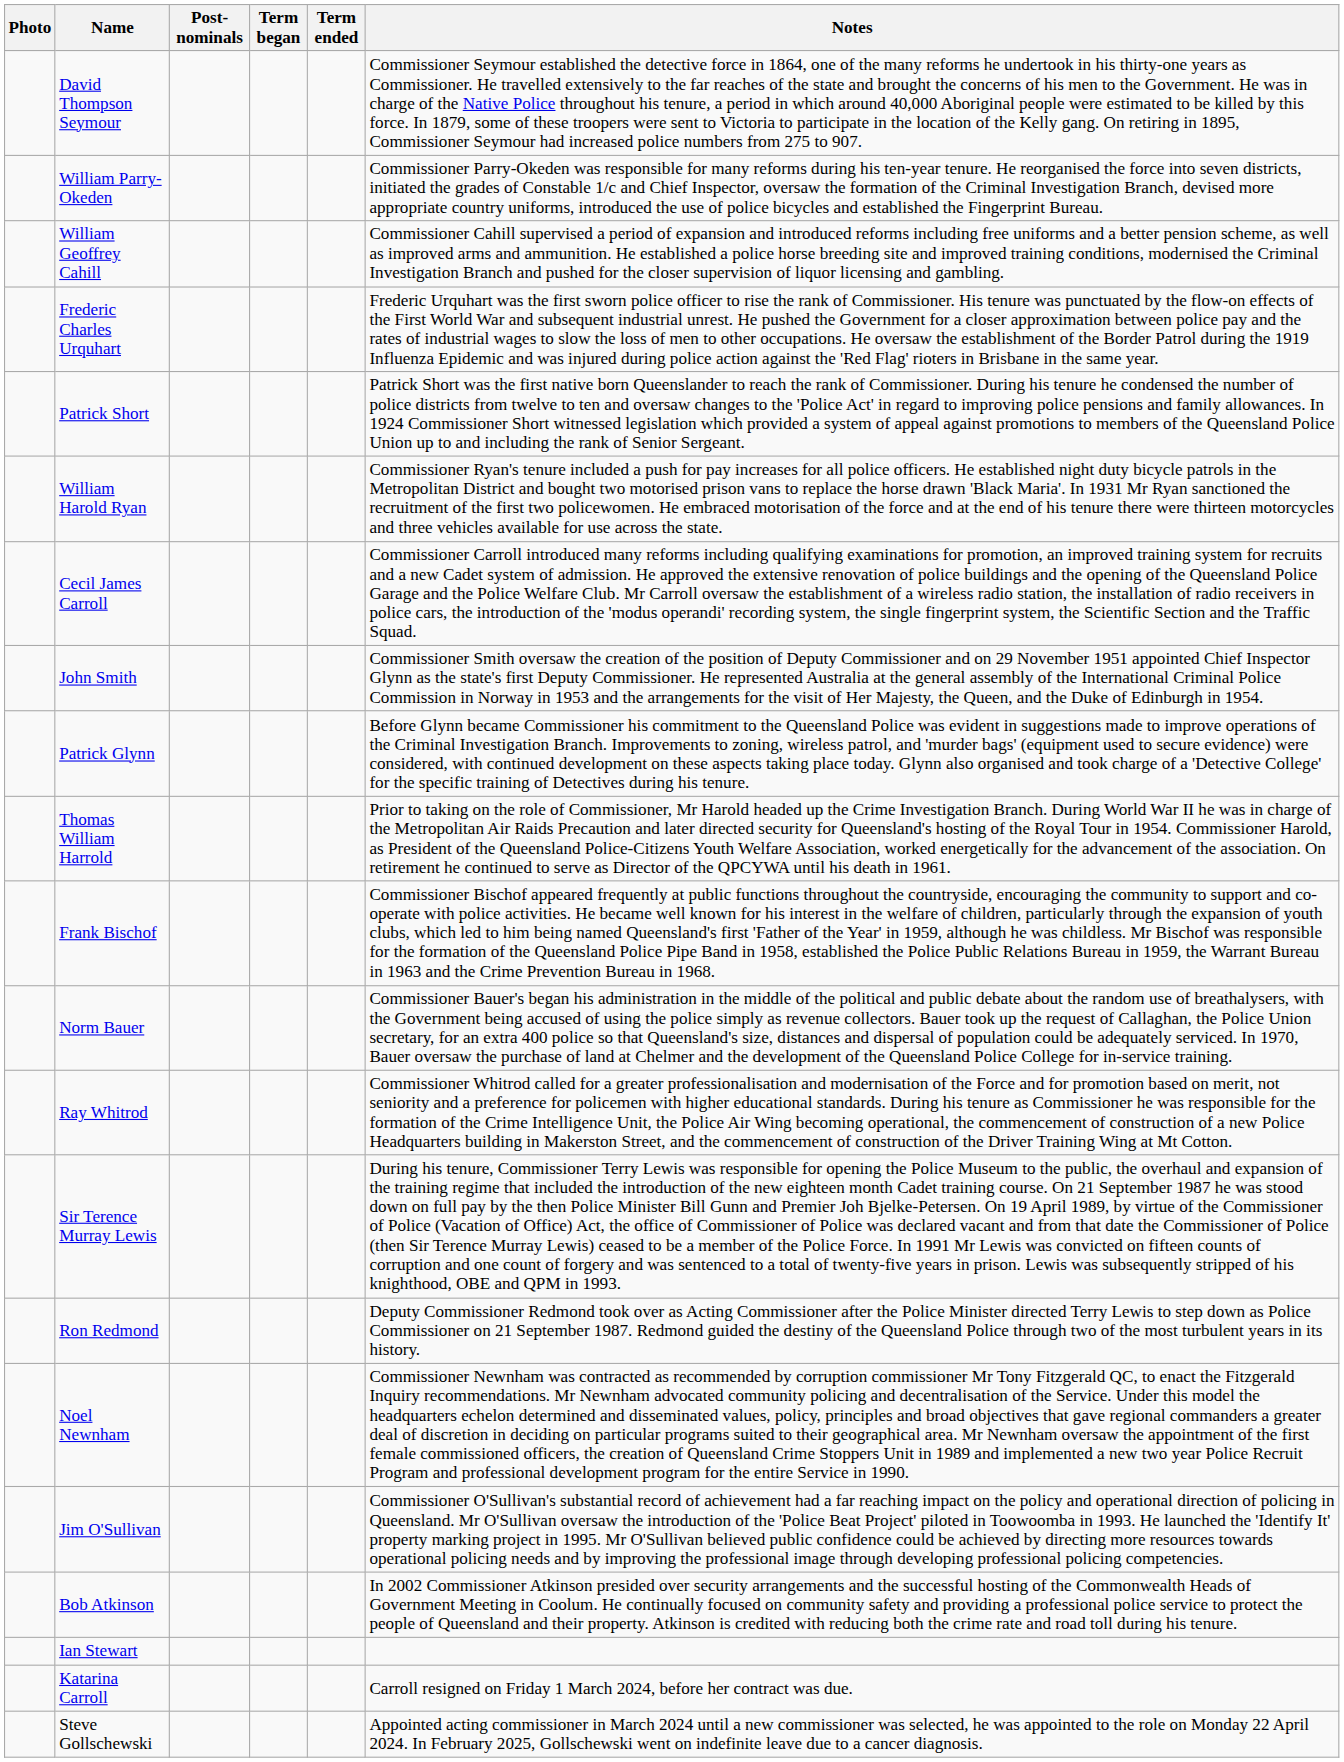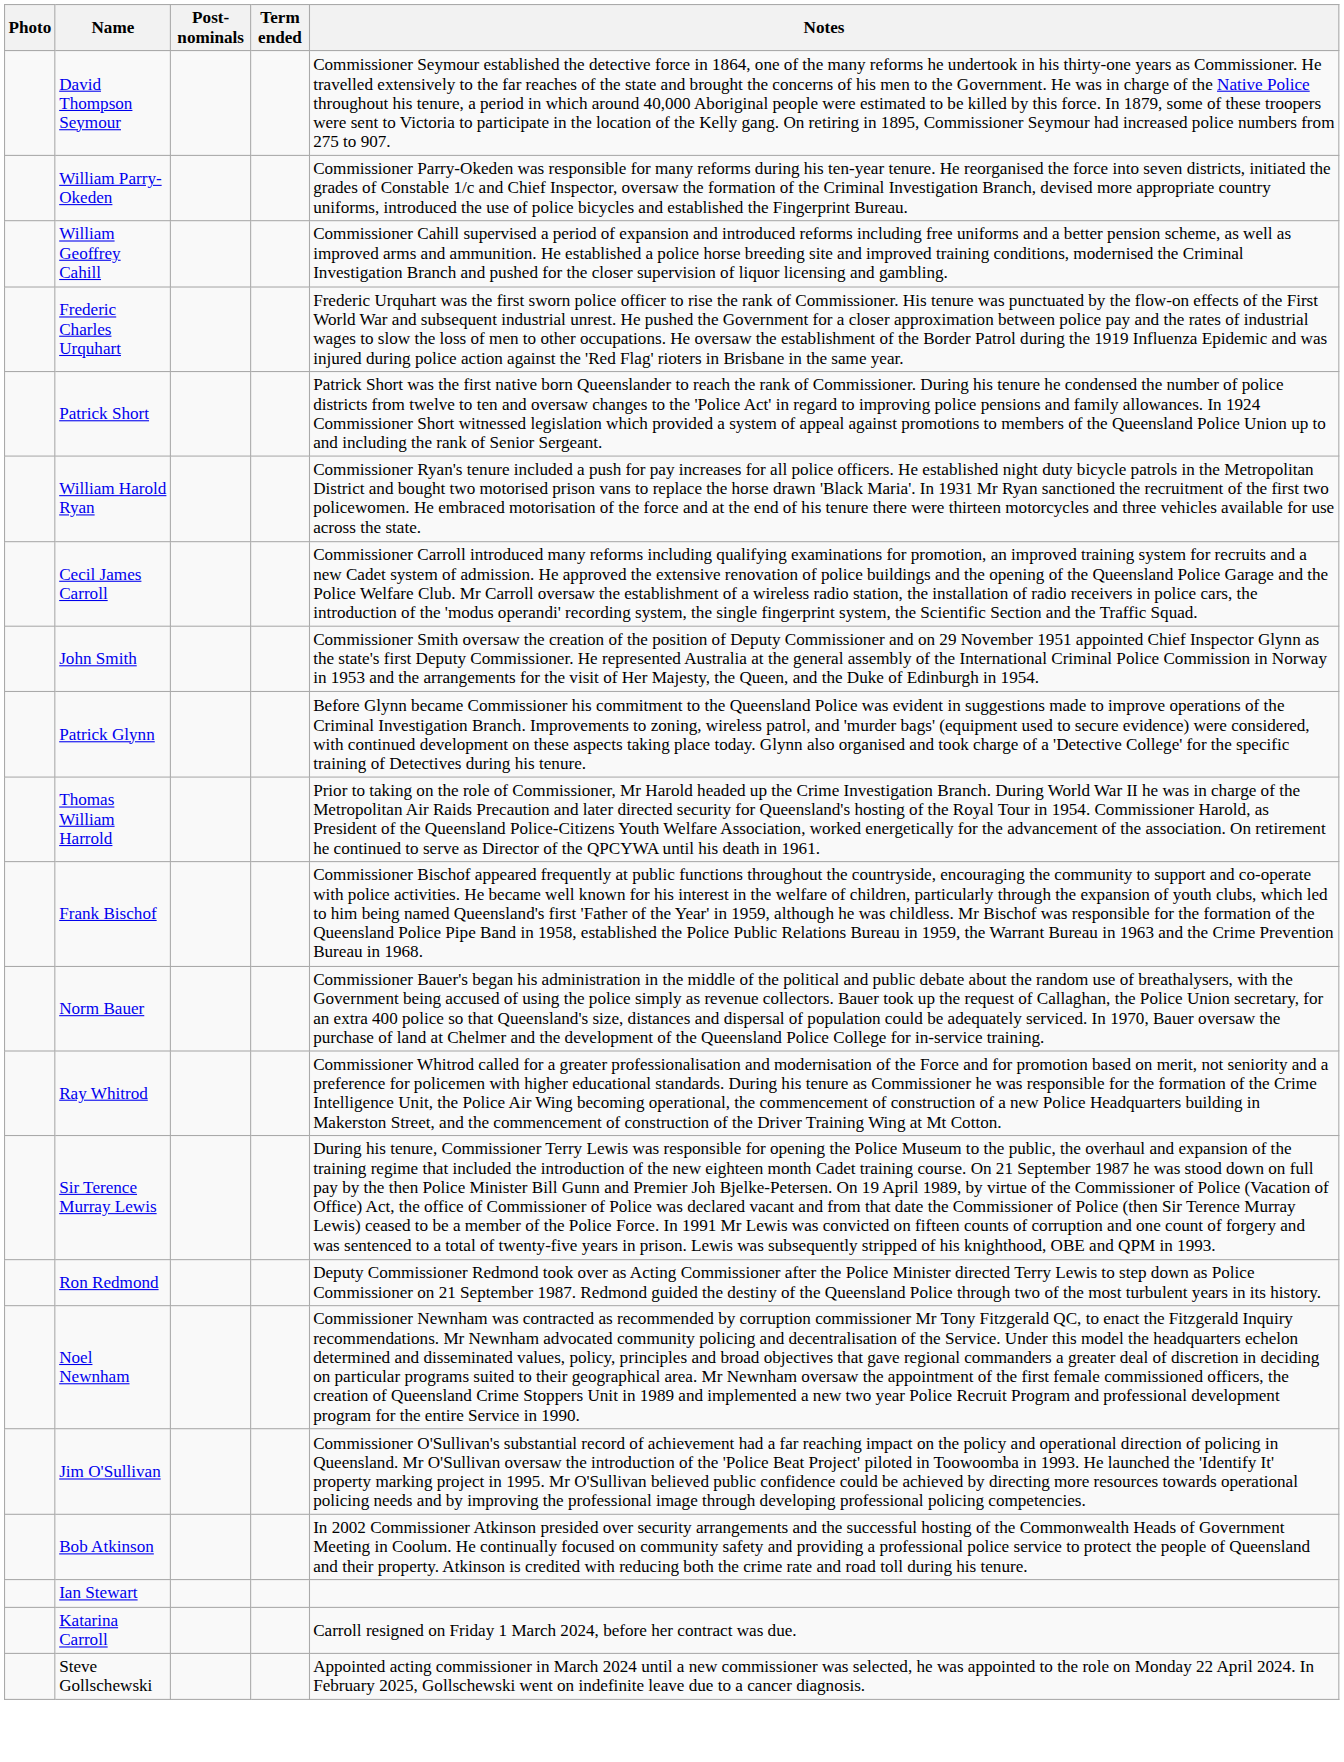- column: (279, 27)
